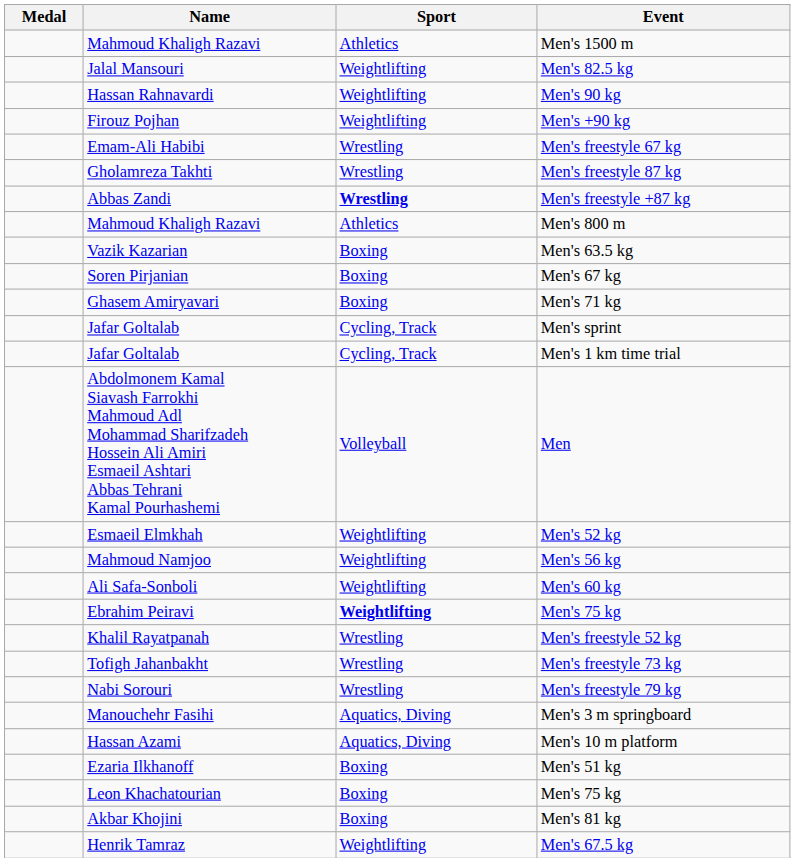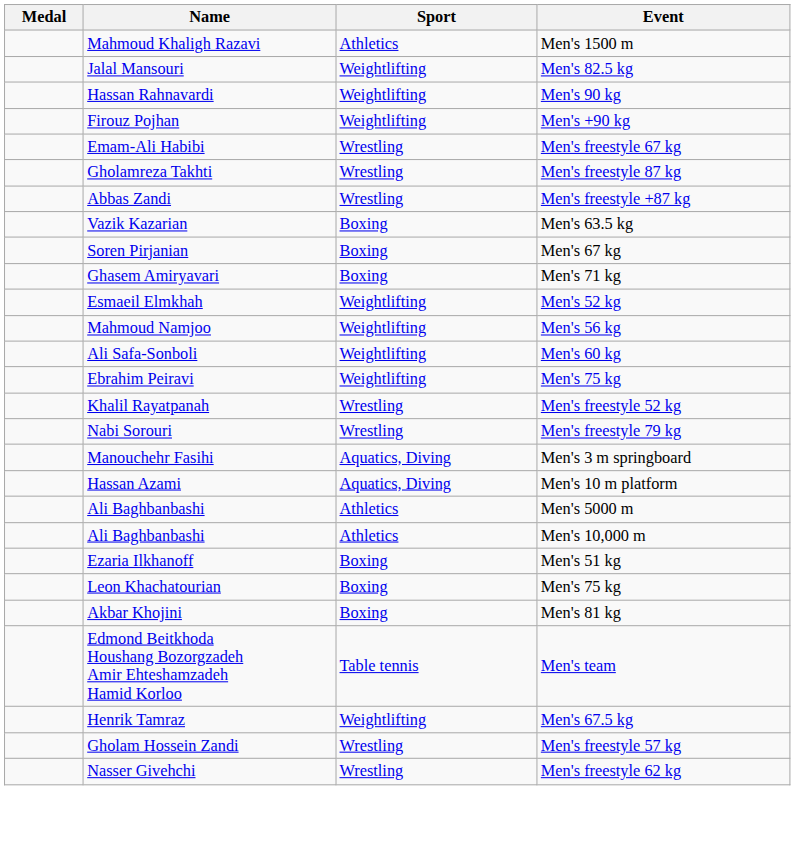(374, 198) bold -> (371, 198) normal
- row: (174, 224)
- row: (133, 328)
- row: (133, 353)
- row: (168, 444)
(385, 611) bold -> (383, 379) normal
- row: (148, 663)
+ row: (146, 509)
+ row: (146, 535)
+ row: (165, 666)
+ row: (163, 745)
+ row: (141, 771)
